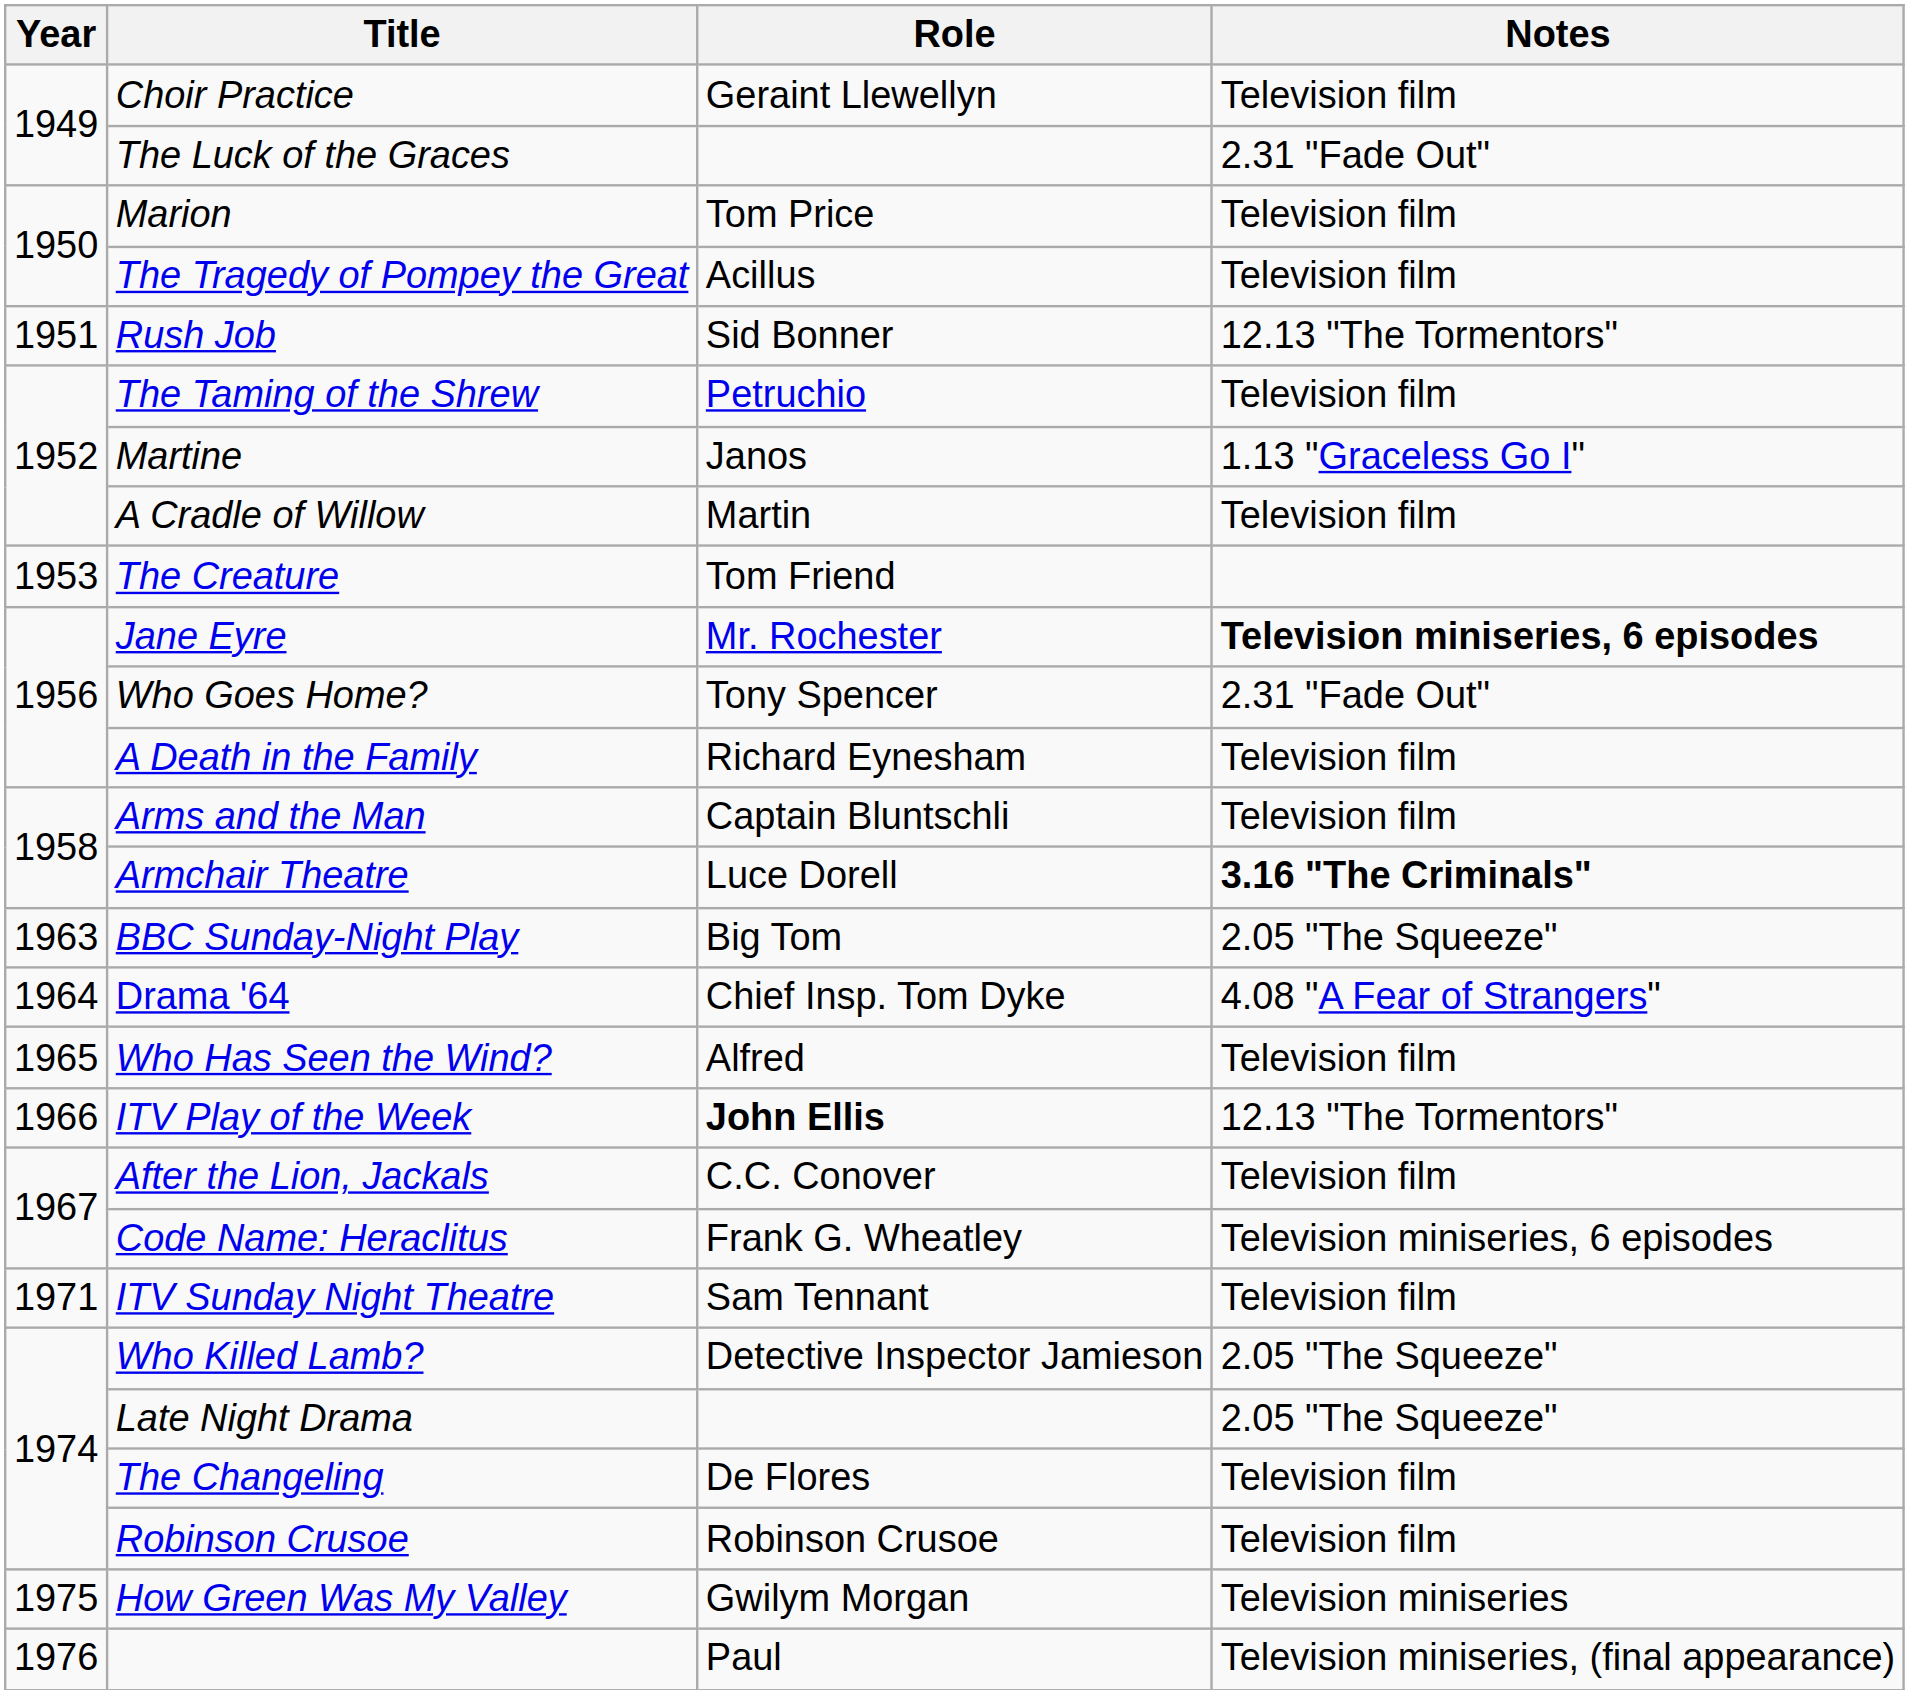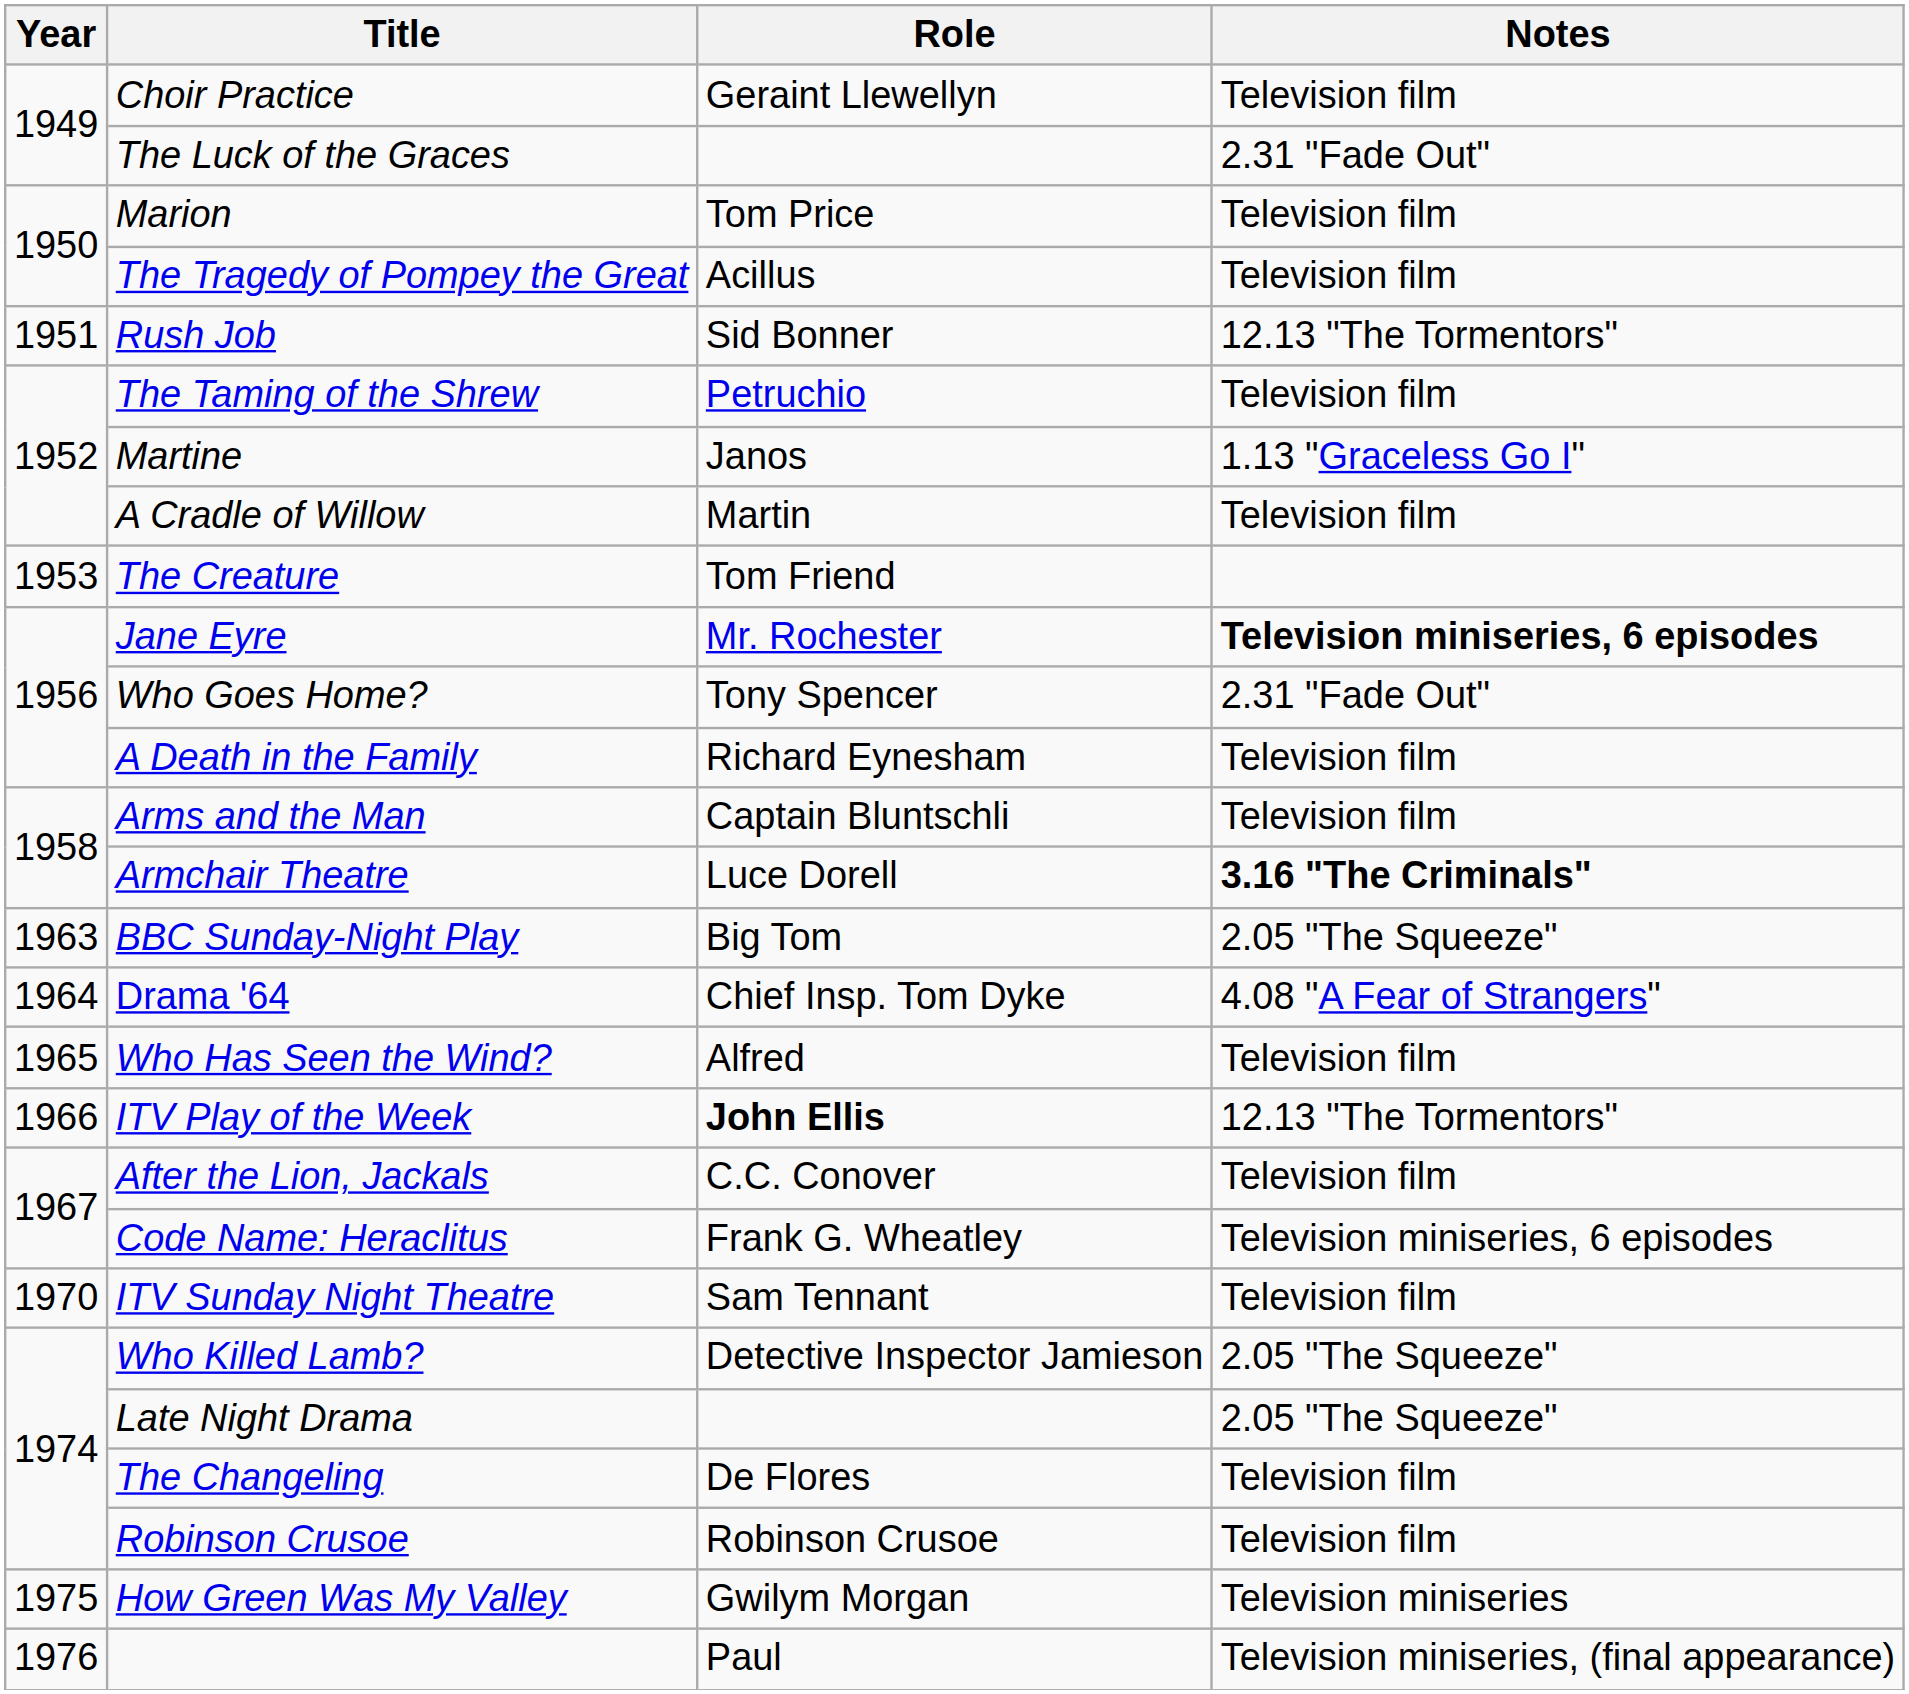(56, 1297) 1971 -> (56, 1297) 1970
